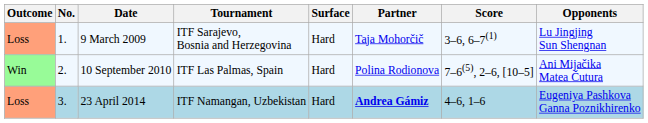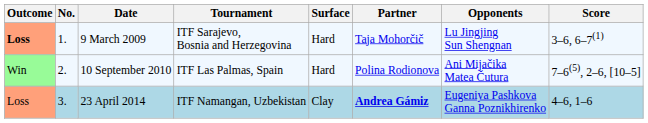columns swapped: (590, 13) <-> (489, 13)
(18, 38) normal -> (18, 38) bold
(323, 102) Hard -> (322, 102) Clay
